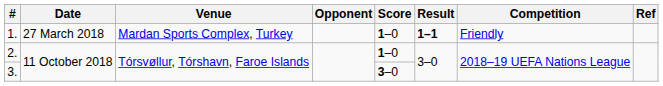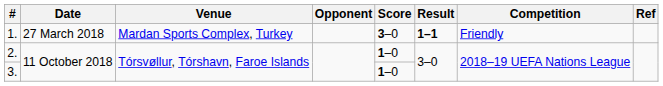(388, 33) 1–0 -> (388, 33) 3–0
(388, 72) 3–0 -> (388, 72) 1–0
